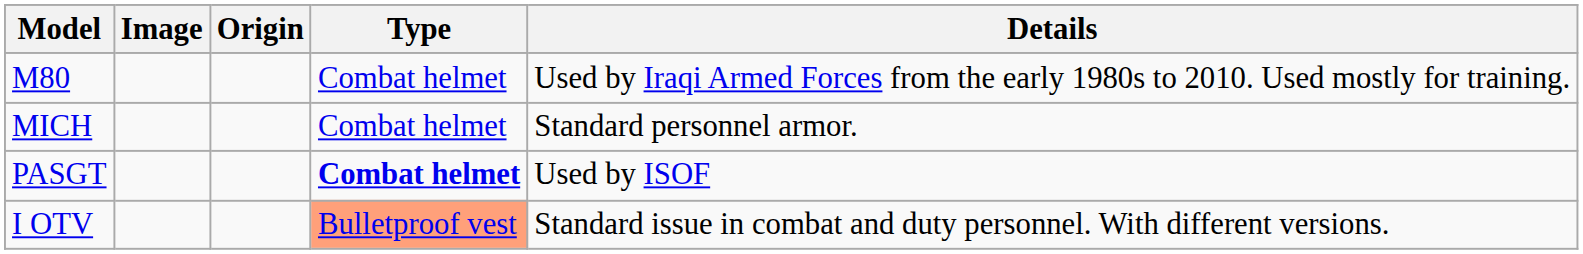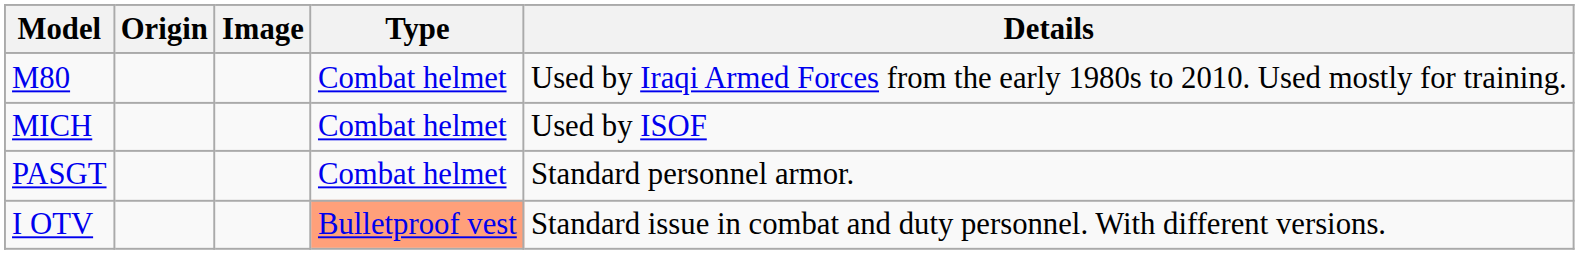columns swapped: (162, 28) <-> (260, 28)
(696, 126) Standard personnel armor. -> (619, 126) Used by ISOF
(419, 175) bold -> (412, 175) normal
(622, 175) Used by ISOF -> (693, 175) Standard personnel armor.
